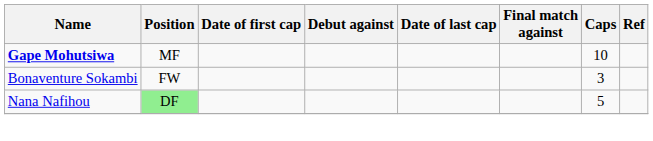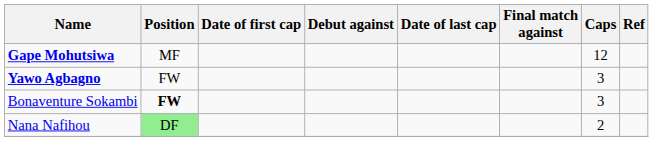(601, 55) 10 -> (601, 55) 12
+ row: (54, 78)
(169, 78) normal -> (169, 101) bold
(601, 101) 5 -> (601, 124) 2
